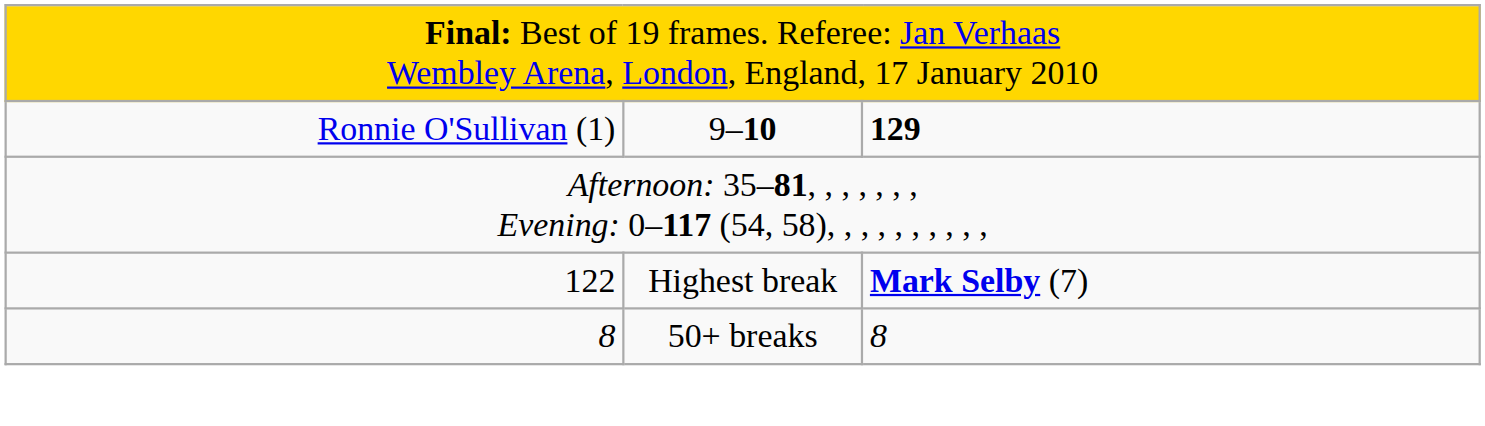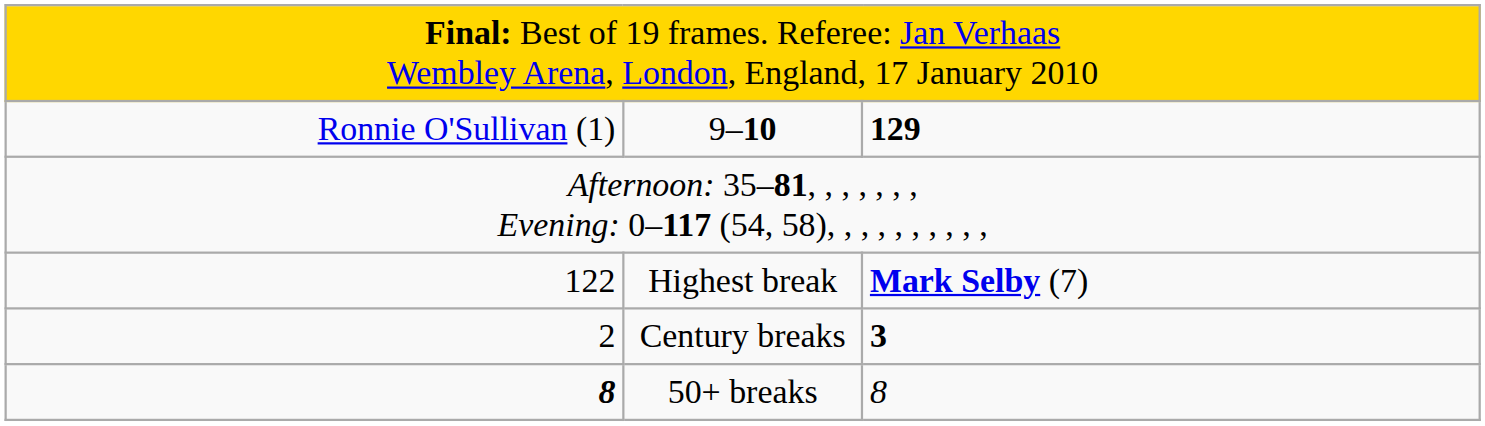+ row: (743, 336)
(607, 336) normal -> (607, 392) bold
